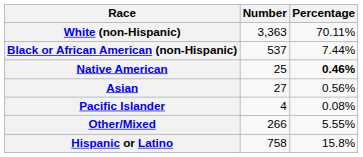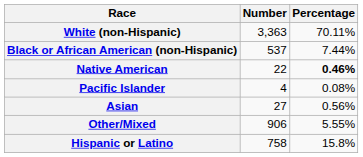(280, 69) 25 -> (280, 69) 22
rows swapped: (122, 87) <-> (122, 106)
(277, 124) 266 -> (277, 124) 906
